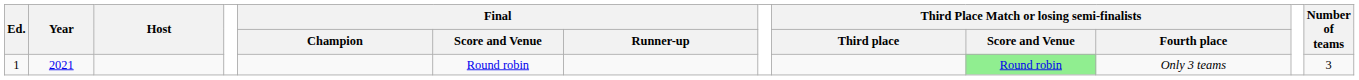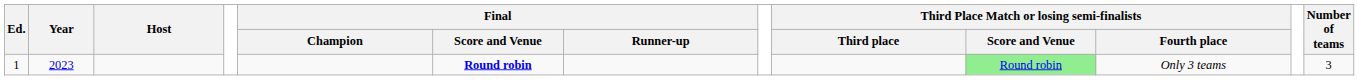(61, 64) 2021 -> (61, 64) 2023
(498, 64) normal -> (498, 64) bold
